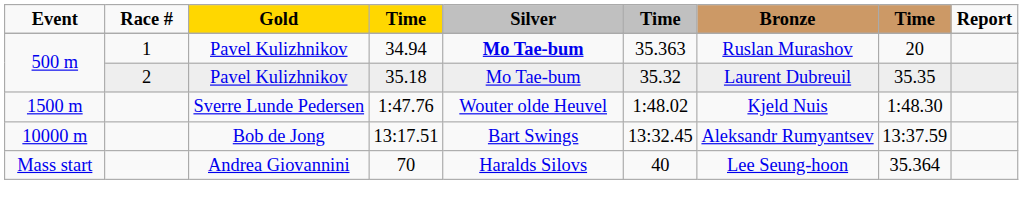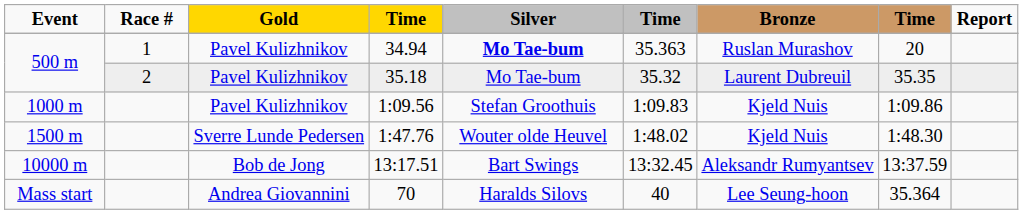+ row: (406, 106)
